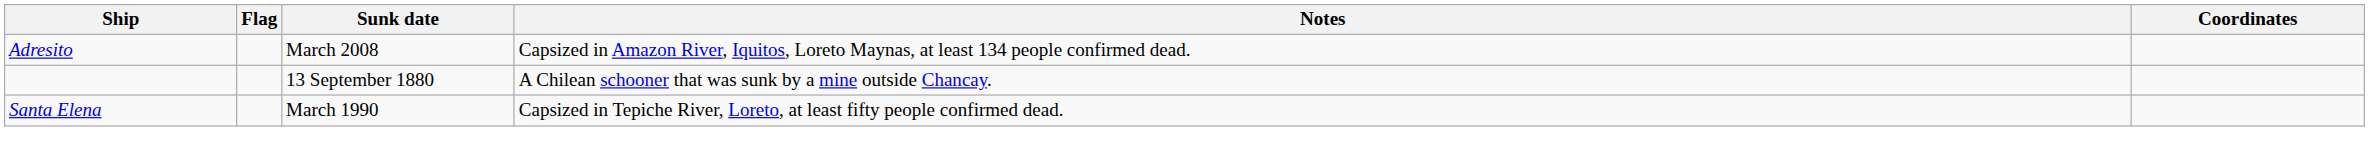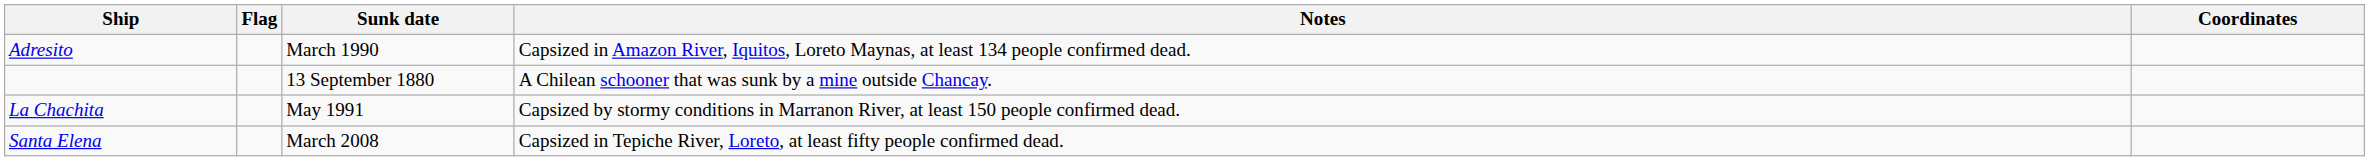(332, 49) March 2008 -> (332, 49) March 1990
+ row: (56, 110)
(332, 110) March 1990 -> (332, 140) March 2008
